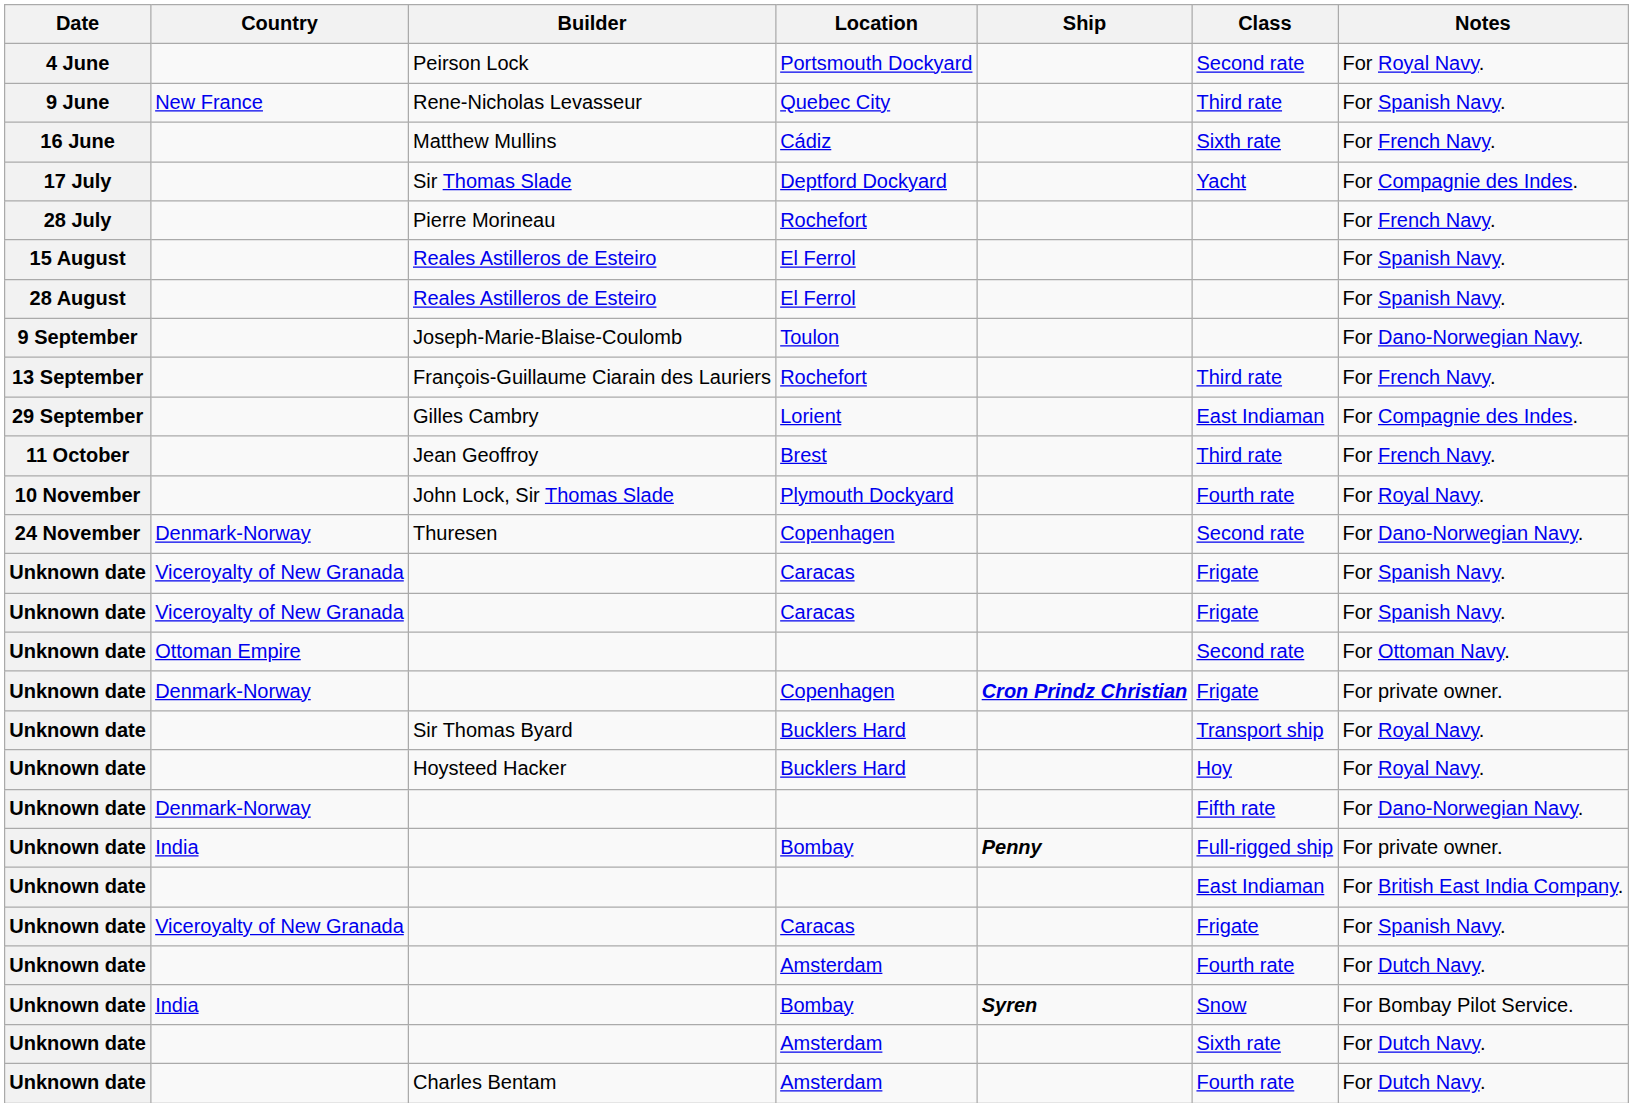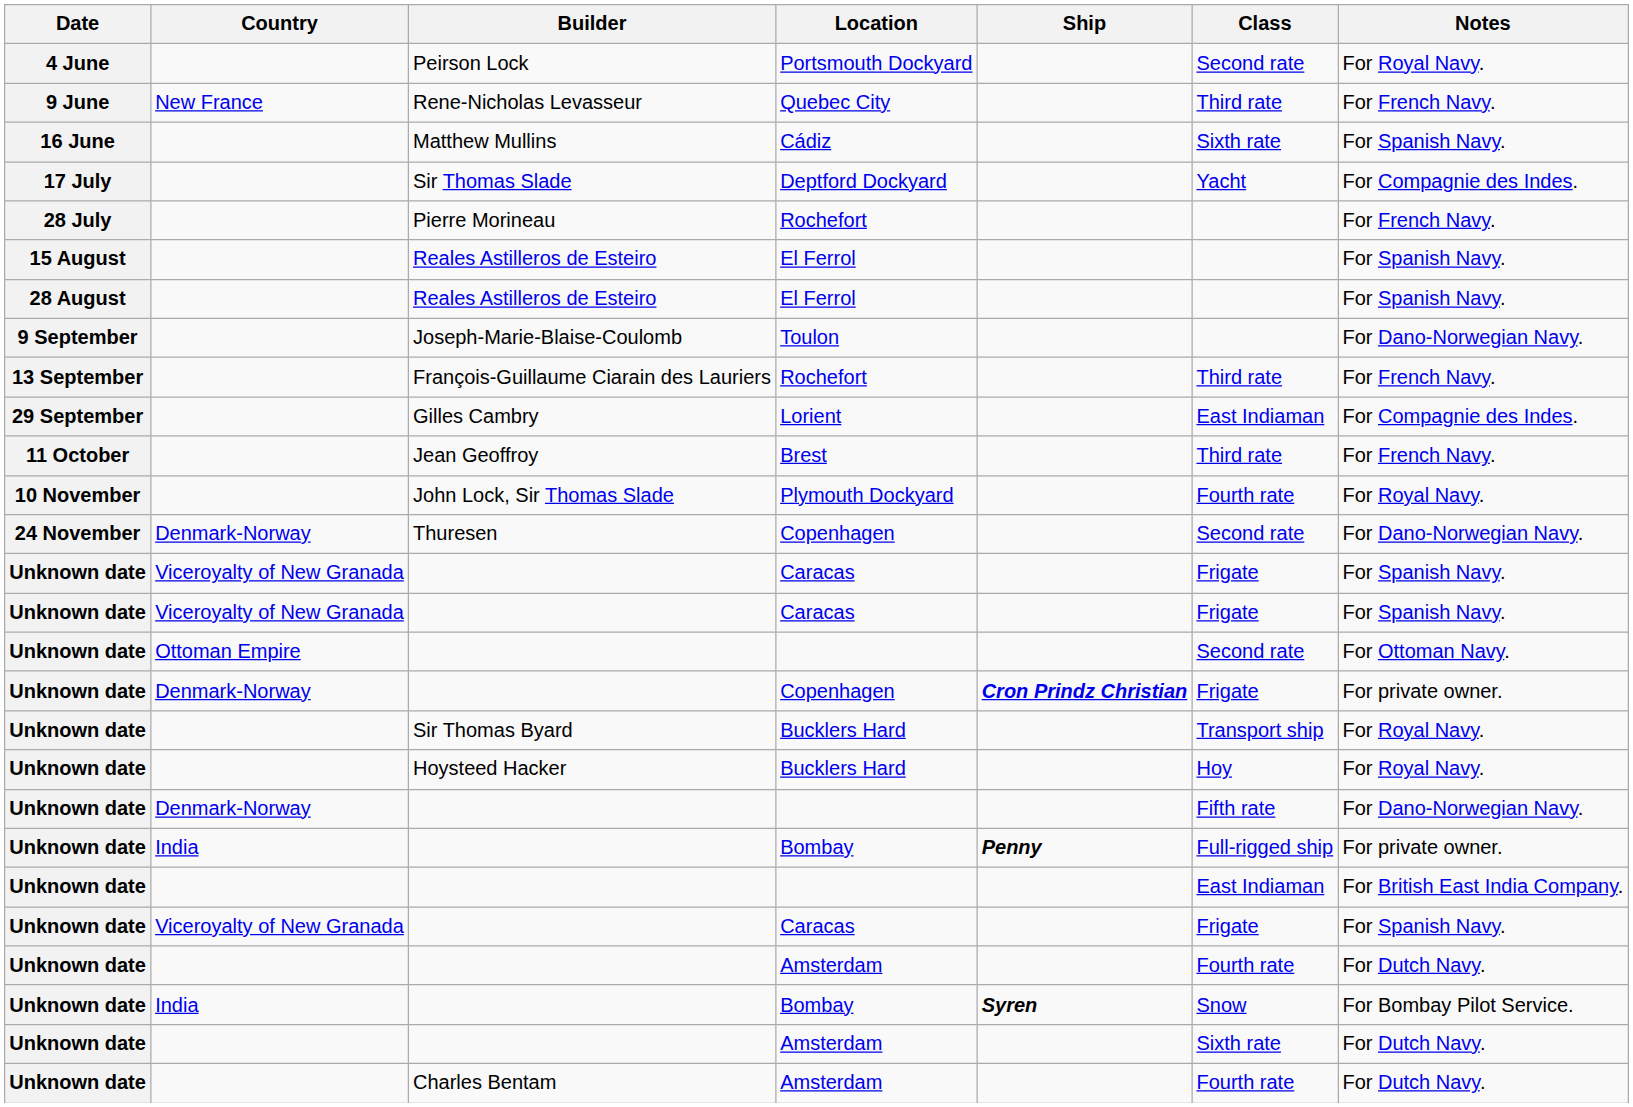(1424, 102) For Spanish Navy. -> (1419, 102) For French Navy.
(1419, 141) For French Navy. -> (1424, 141) For Spanish Navy.
